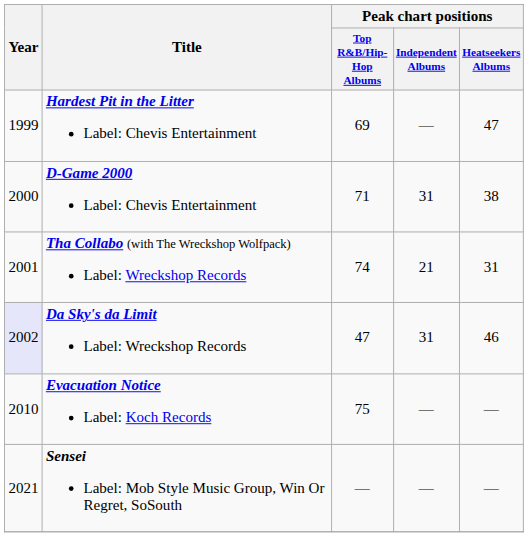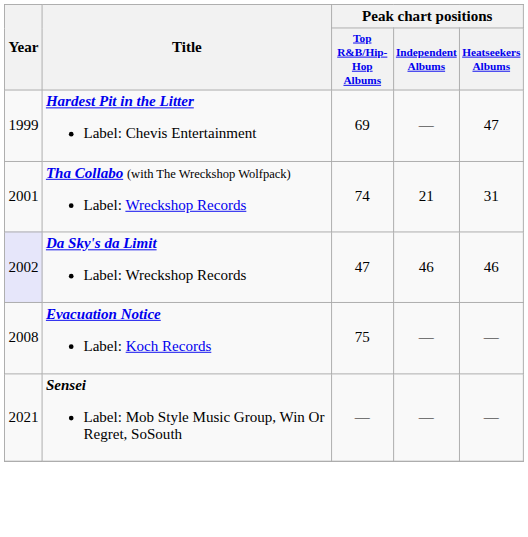- row: (187, 189)
(426, 338) 31 -> (426, 267) 46
(23, 409) 2010 -> (23, 338) 2008
